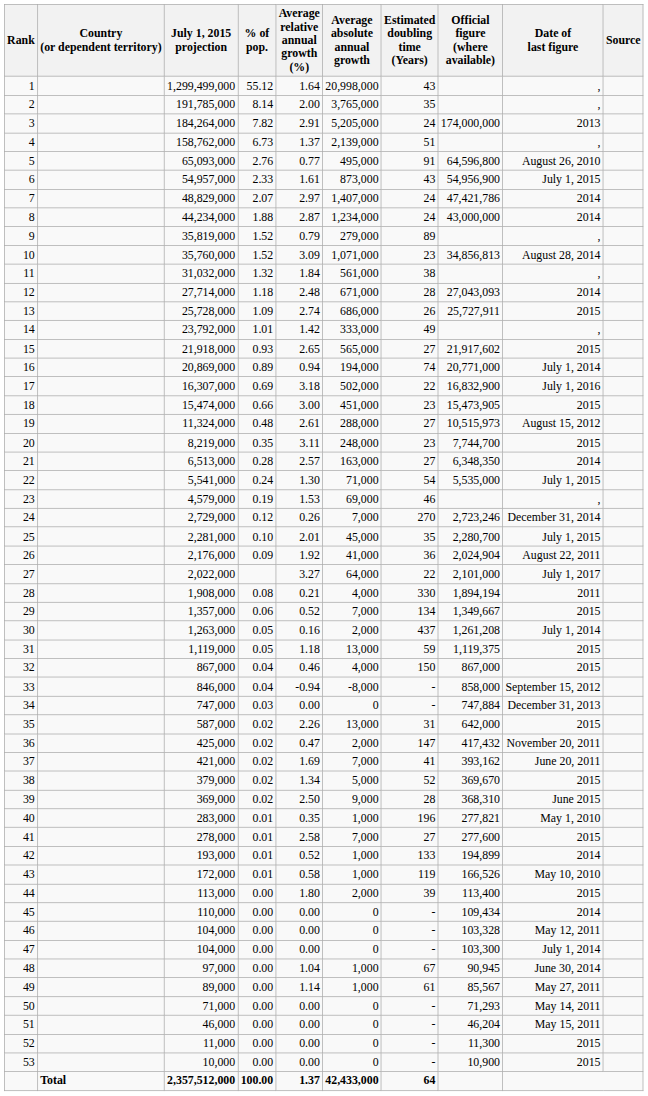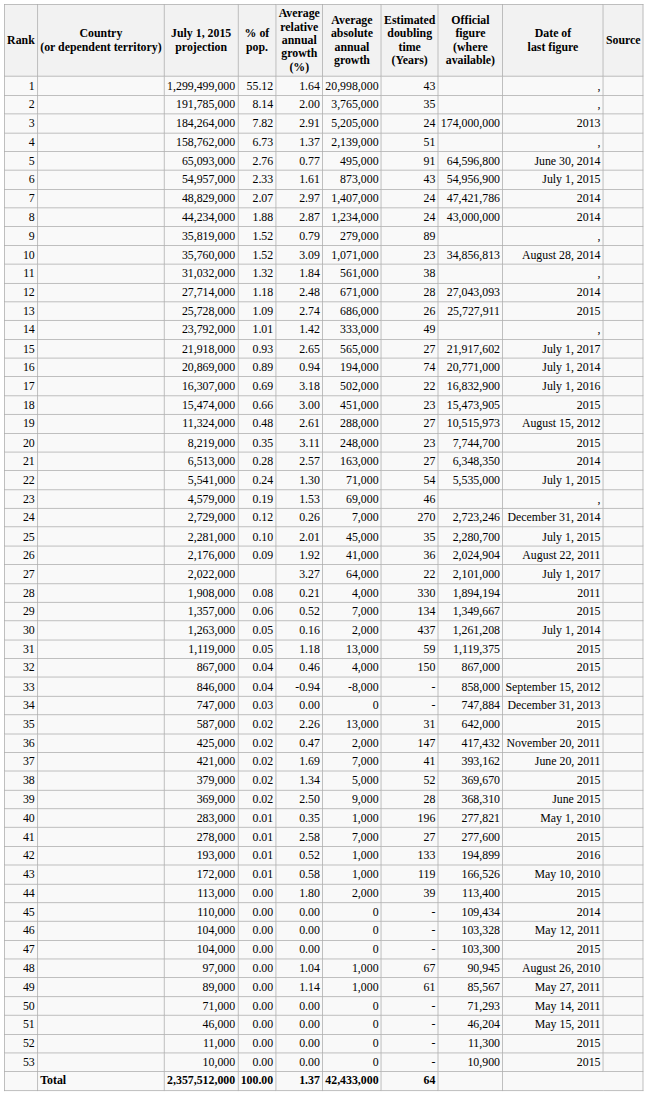(561, 161) August 26, 2010 -> (567, 161) June 30, 2014
(589, 348) 2015 -> (571, 348) July 1, 2017
(589, 855) 2014 -> (589, 855) 2016
(571, 949) July 1, 2014 -> (589, 949) 2015
(567, 968) June 30, 2014 -> (561, 968) August 26, 2010
